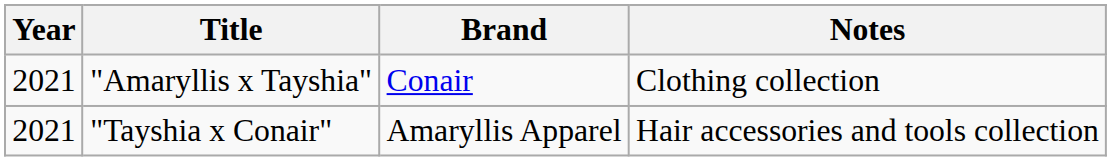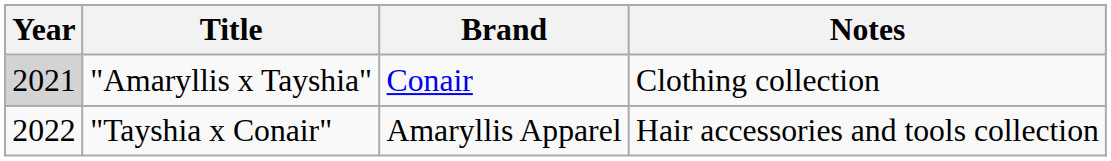(44, 79) no background -> (44, 79) lightgrey background
(44, 130) 2021 -> (44, 130) 2022
